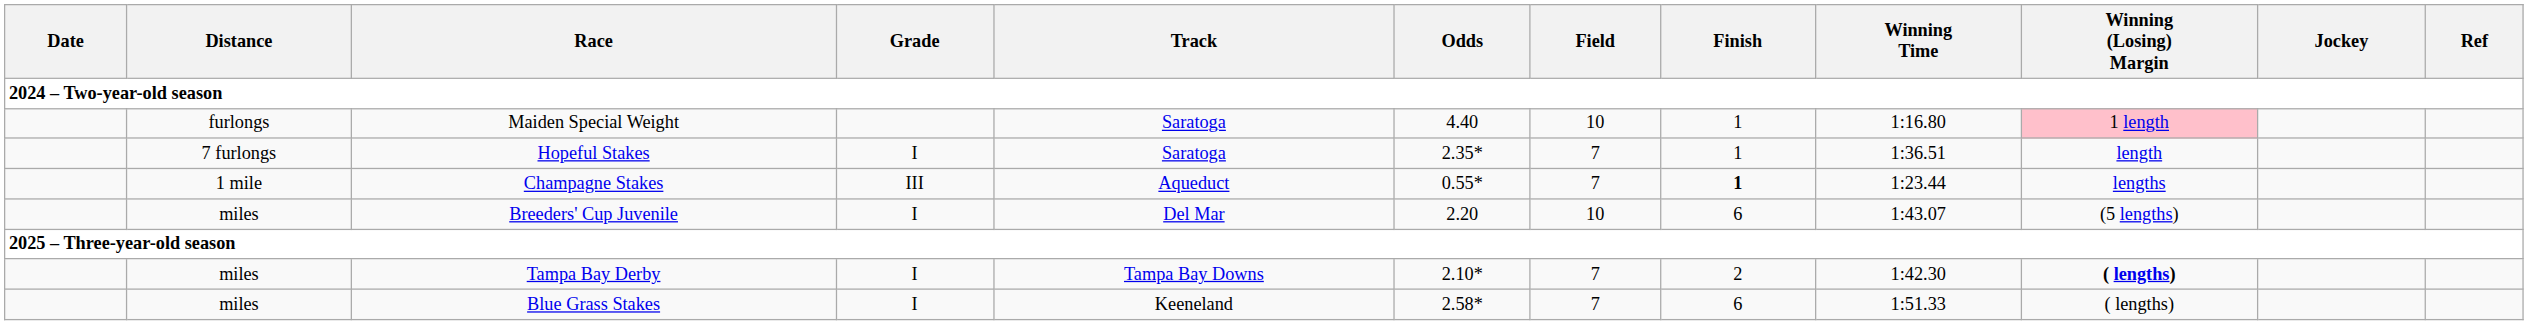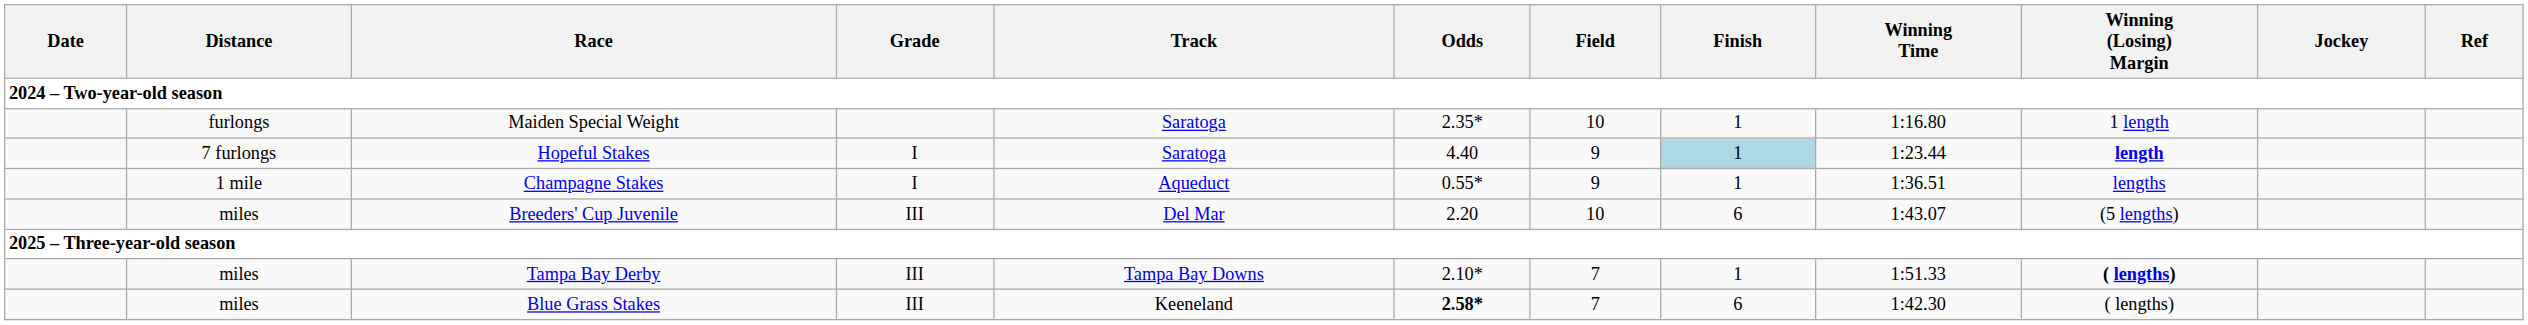(1462, 123) 4.40 -> (1462, 123) 2.35*
(2139, 123) pink background -> (2139, 123) no background
(1462, 153) 2.35* -> (1462, 153) 4.40
(1595, 153) 7 -> (1595, 153) 9
(1738, 153) no background -> (1738, 153) lightblue background
(1918, 153) 1:36.51 -> (1918, 153) 1:23.44
(2139, 153) normal -> (2139, 153) bold
(915, 183) III -> (915, 183) I
(1595, 183) 7 -> (1595, 183) 9
(1738, 183) bold -> (1738, 183) normal
(1918, 183) 1:23.44 -> (1918, 183) 1:36.51
(915, 213) I -> (915, 213) III
(915, 274) I -> (915, 274) III
(1738, 274) 2 -> (1738, 274) 1
(1918, 274) 1:42.30 -> (1918, 274) 1:51.33
(915, 304) I -> (915, 304) III
(1462, 304) normal -> (1462, 304) bold
(1918, 304) 1:51.33 -> (1918, 304) 1:42.30
